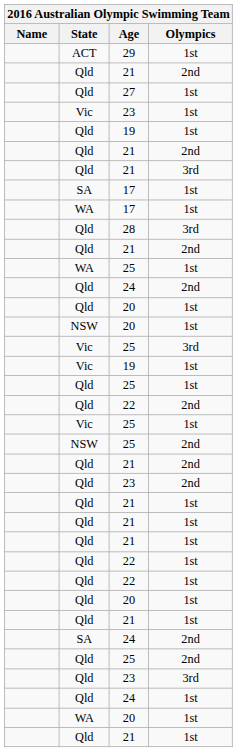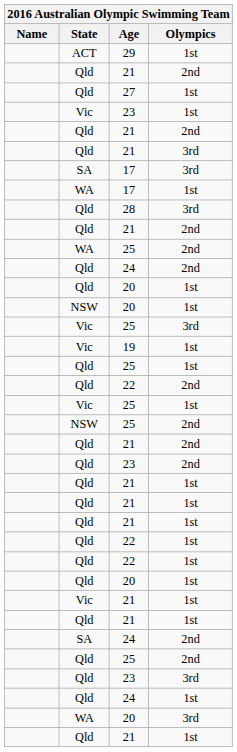- row: (84, 131)
(191, 190) 1st -> (191, 170) 3rd
(191, 268) 1st -> (191, 248) 2nd
+ row: (84, 600)
(191, 717) 1st -> (191, 717) 3rd
